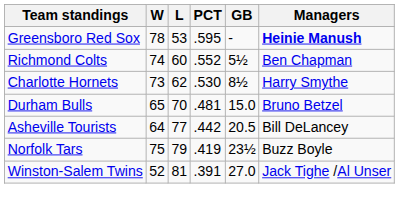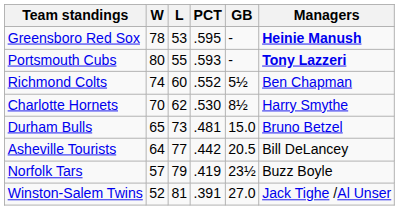+ row: (62, 60)
(157, 82) 73 -> (157, 104) 70
(179, 104) 70 -> (179, 127) 73
(157, 149) 75 -> (157, 171) 57
